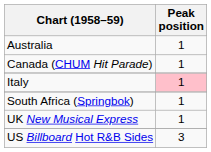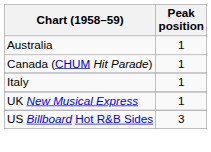(181, 82) pink background -> (181, 82) no background
- row: (70, 100)
